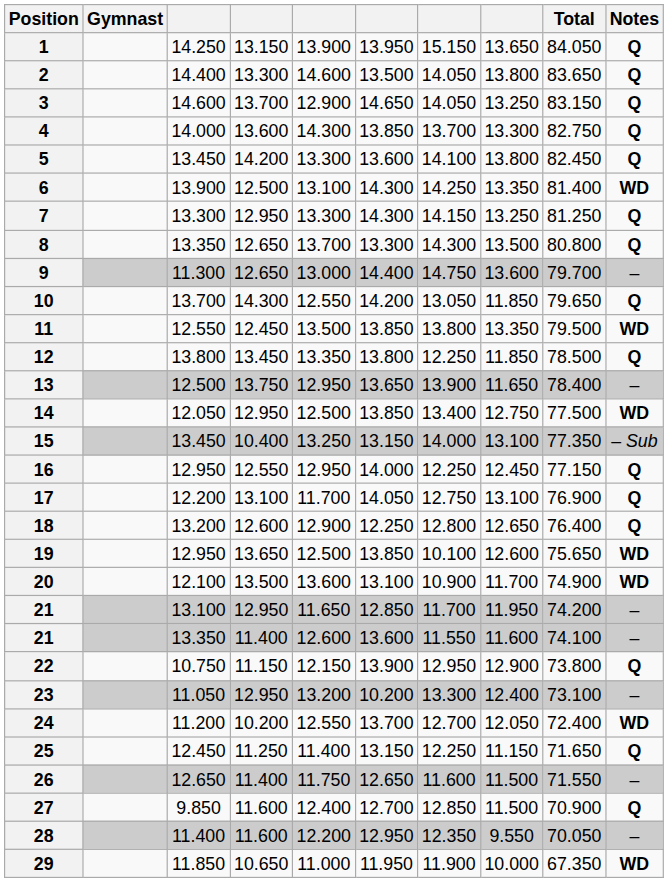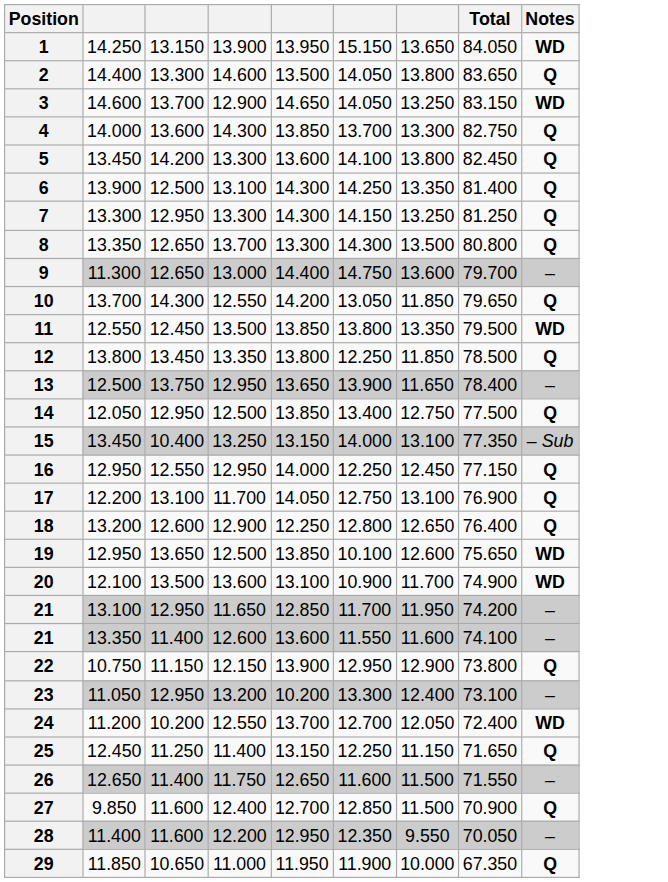- column: (125, 19)
(634, 47) Q -> (550, 47) WD
(634, 103) Q -> (550, 103) WD
(634, 188) WD -> (550, 188) Q
(634, 413) WD -> (550, 413) Q
(634, 863) WD -> (550, 863) Q
